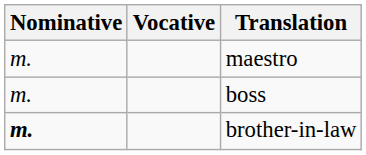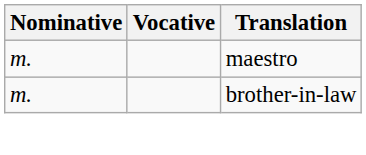- row: (246, 94)
(22, 130) bold -> (21, 94) normal
